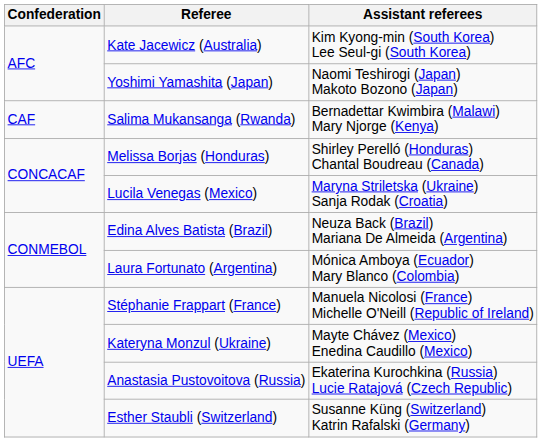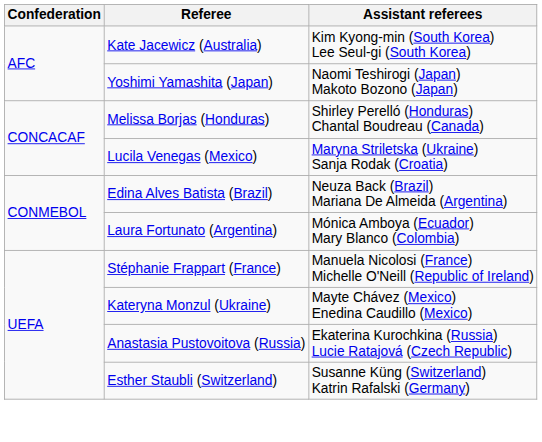- row: (201, 119)
